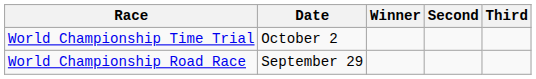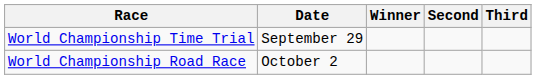(300, 39) October 2 -> (312, 39) September 29
(312, 62) September 29 -> (300, 62) October 2
